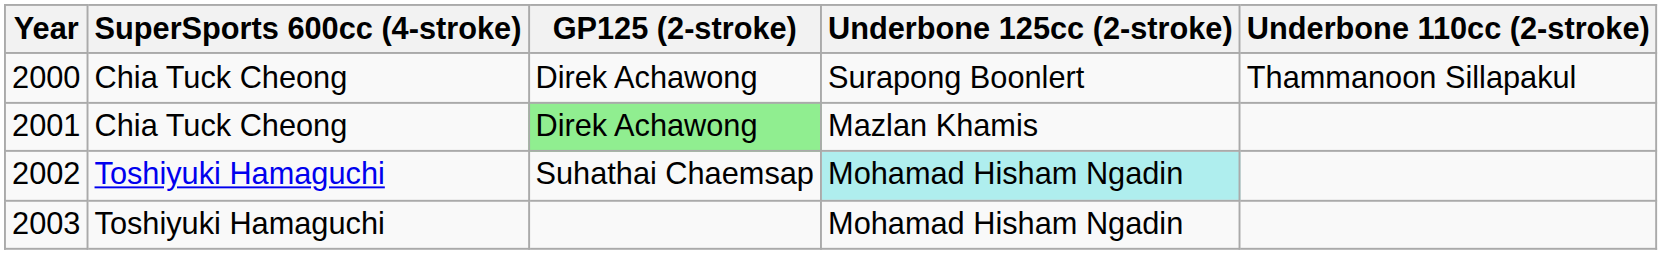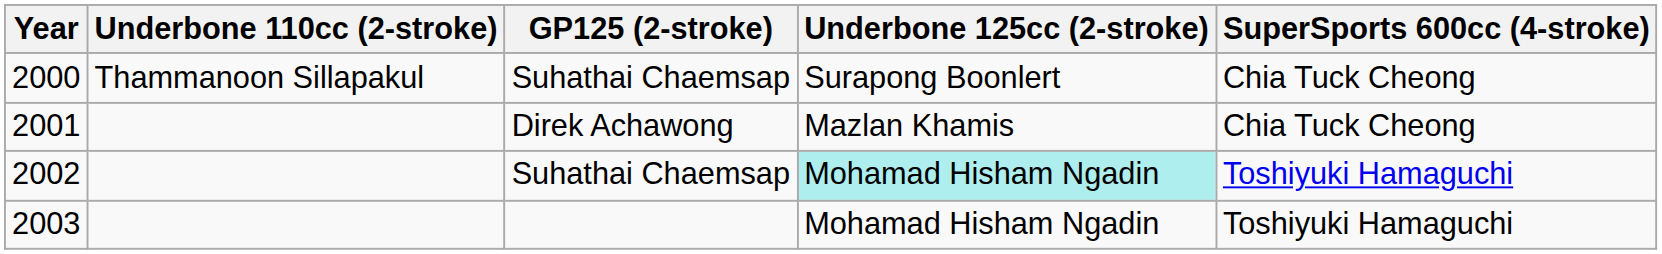columns swapped: (308, 28) <-> (1448, 28)
(647, 77) Direk Achawong -> (651, 77) Suhathai Chaemsap
(647, 126) lightgreen background -> (623, 126) no background
